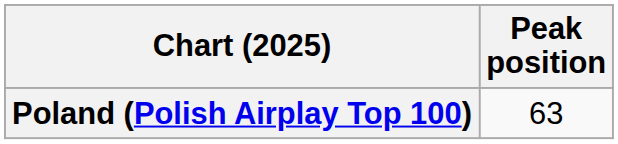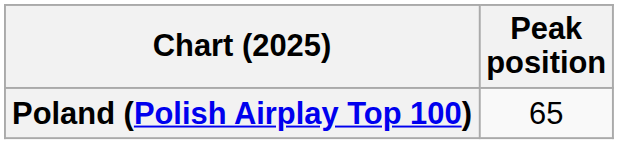(546, 112) 63 -> (546, 112) 65
